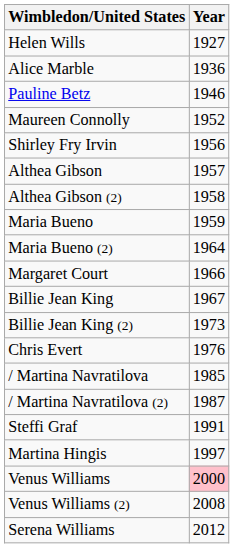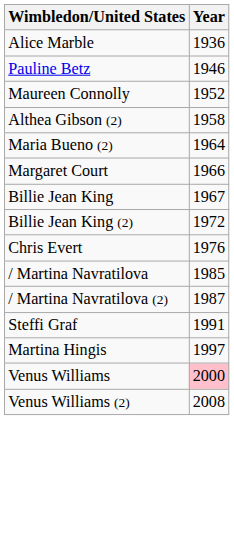- row: (47, 42)
- row: (63, 145)
- row: (55, 171)
- row: (51, 222)
(209, 324) 1973 -> (209, 222) 1972
- row: (61, 529)
